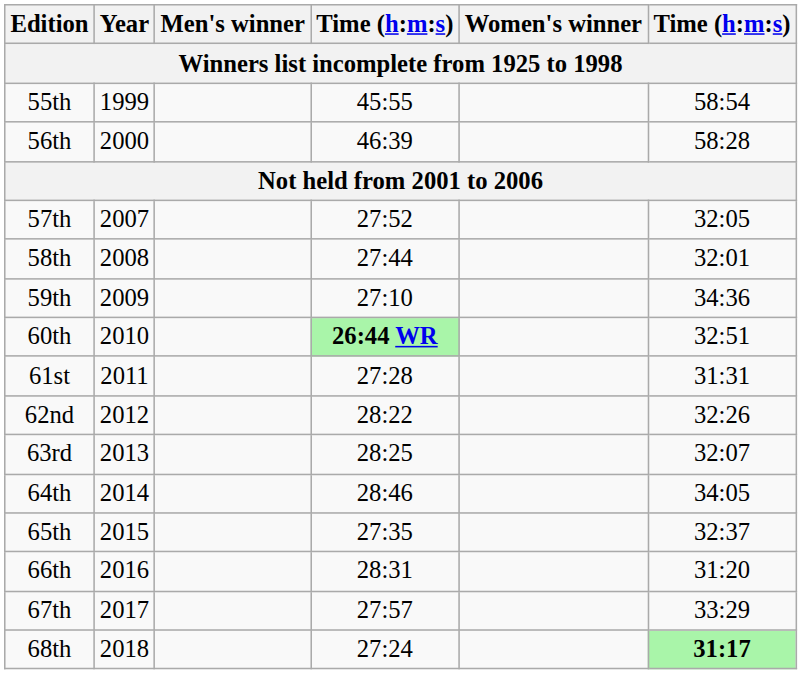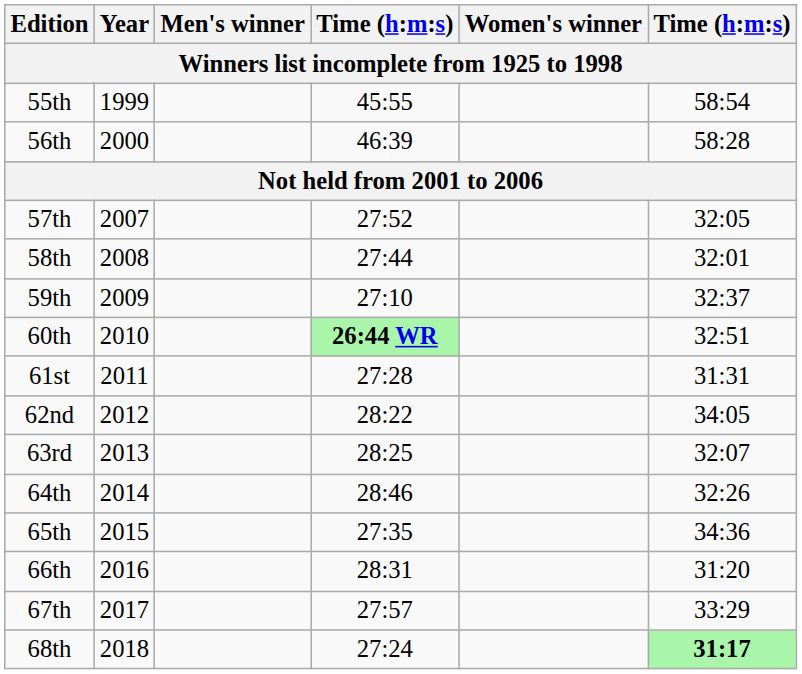(722, 297) 34:36 -> (722, 297) 32:37
(722, 414) 32:26 -> (722, 414) 34:05
(722, 492) 34:05 -> (722, 492) 32:26
(722, 532) 32:37 -> (722, 532) 34:36
